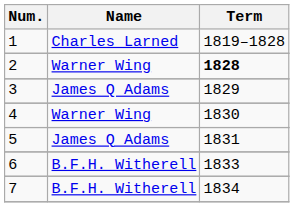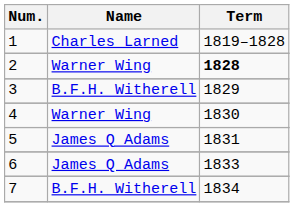(110, 91) James Q Adams -> (124, 91) B.F.H. Witherell
(124, 164) B.F.H. Witherell -> (110, 164) James Q Adams
